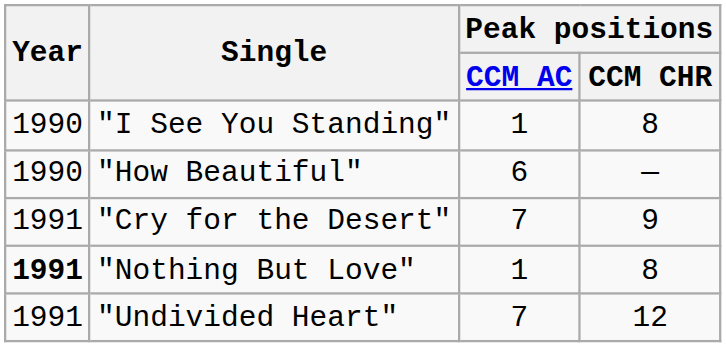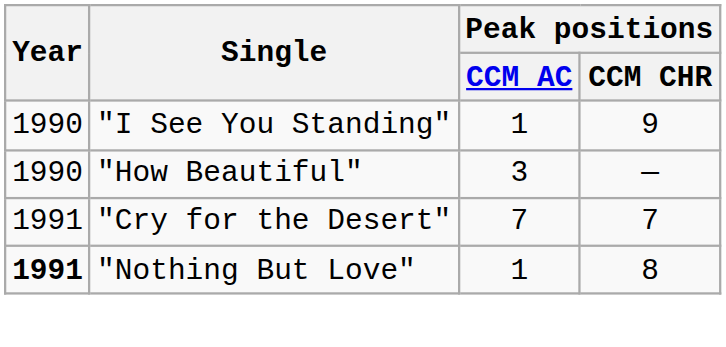(650, 125) 8 -> (650, 125) 9
(519, 173) 6 -> (519, 173) 3
(650, 222) 9 -> (650, 222) 7
- row: (248, 318)
